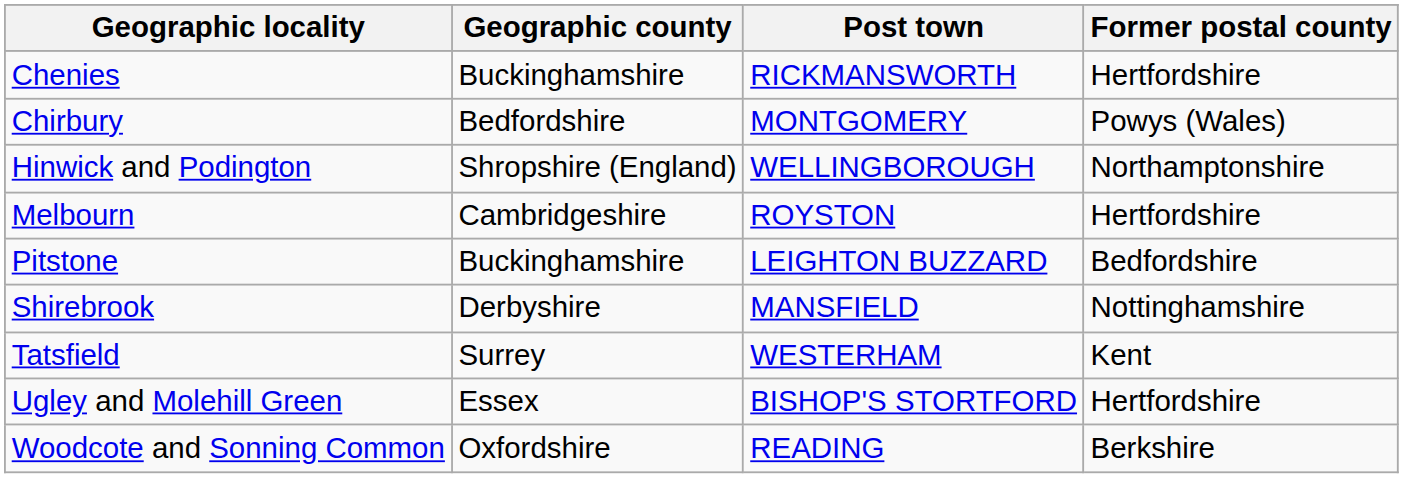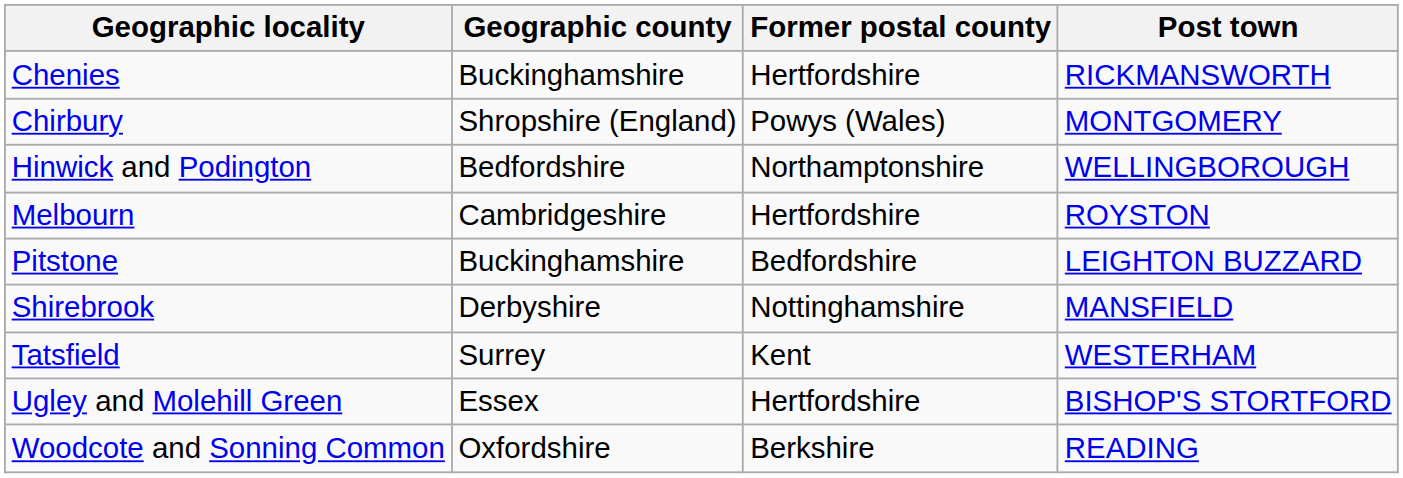columns swapped: (914, 27) <-> (1241, 27)
(542, 121) Bedfordshire -> (598, 121) Shropshire (England)
(598, 167) Shropshire (England) -> (542, 167) Bedfordshire
